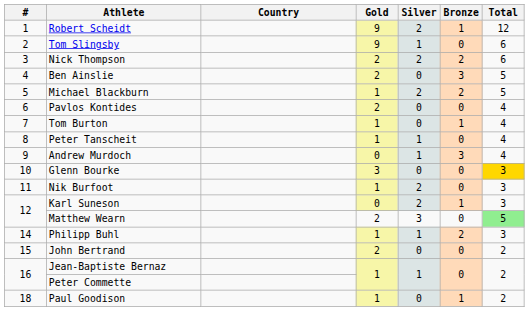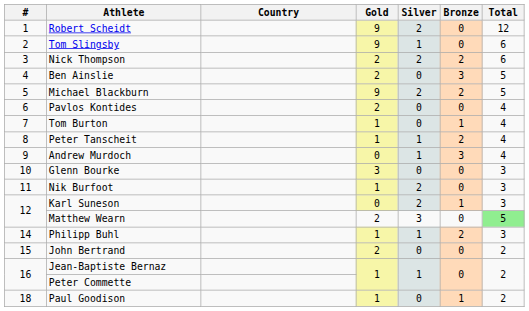(461, 28) 1 -> (461, 28) 0
(377, 92) 1 -> (377, 92) 9
(461, 139) 0 -> (461, 139) 2
(503, 171) gold background -> (503, 171) no background
